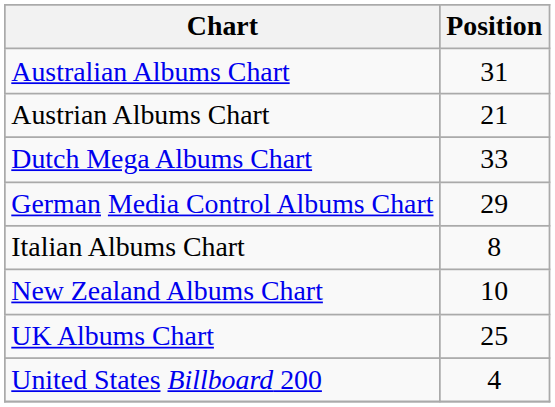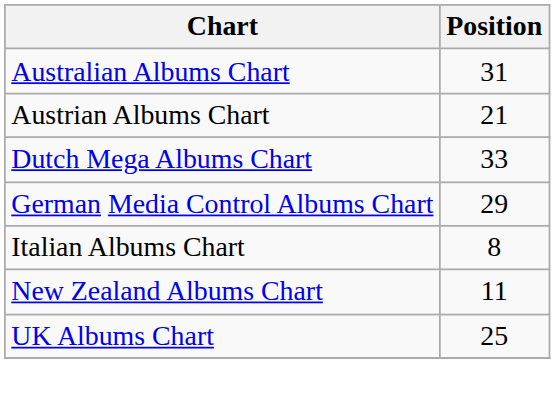(494, 291) 10 -> (494, 291) 11
- row: (167, 379)
